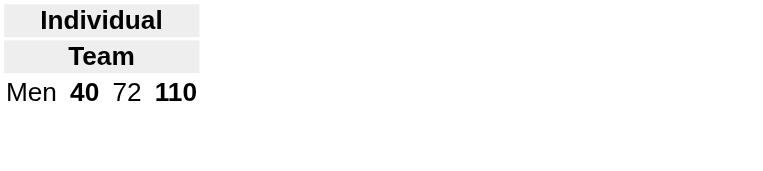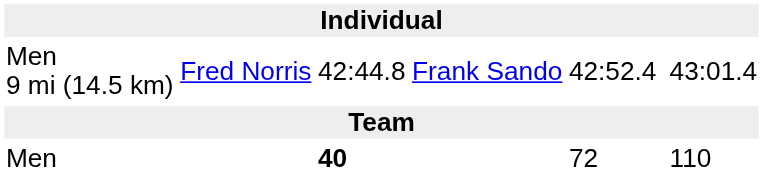+ row: (90, 71)
(176, 92) bold -> (690, 158) normal
